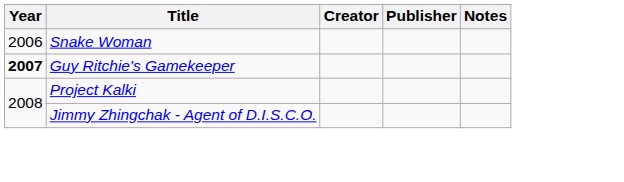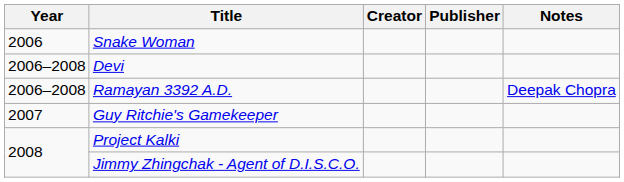+ row: (108, 66)
+ row: (162, 90)
(25, 66) bold -> (25, 115) normal
